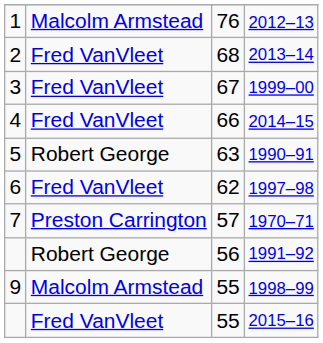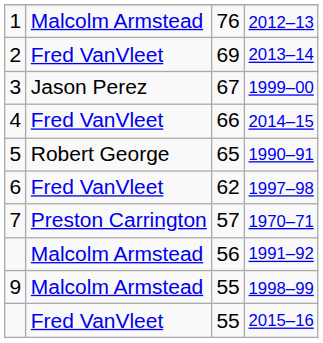(228, 54) 68 -> (228, 54) 69
(97, 87) Fred VanVleet -> (89, 87) Jason Perez
(228, 154) 63 -> (228, 154) 65
(100, 253) Robert George -> (117, 253) Malcolm Armstead
